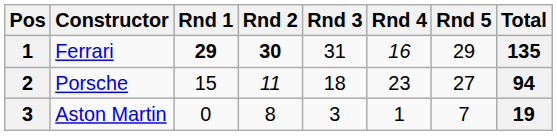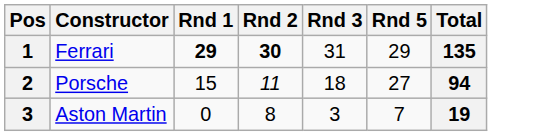- column: (399, 20)
